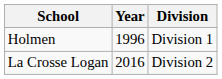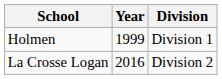(130, 39) 1996 -> (130, 39) 1999
